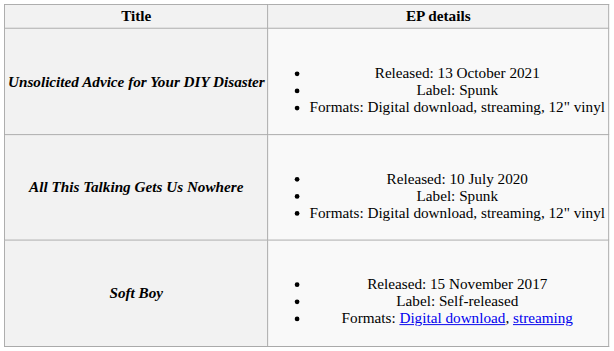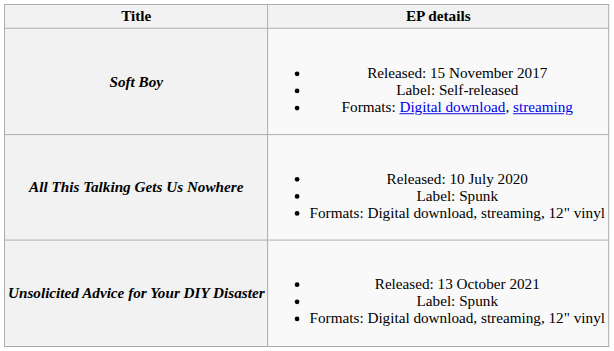rows swapped: (136, 293) <-> (136, 81)
